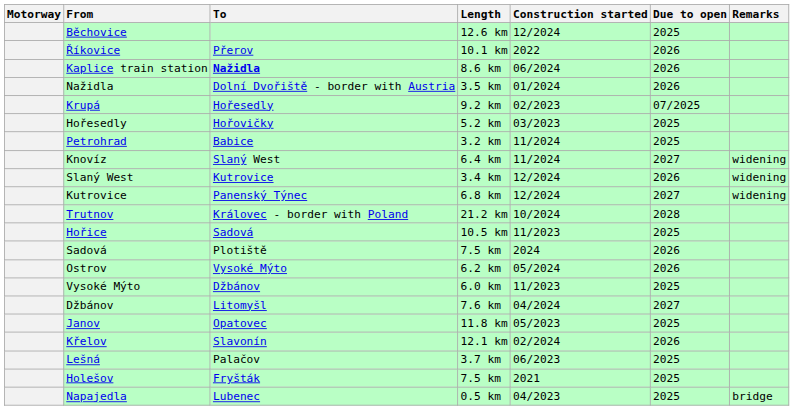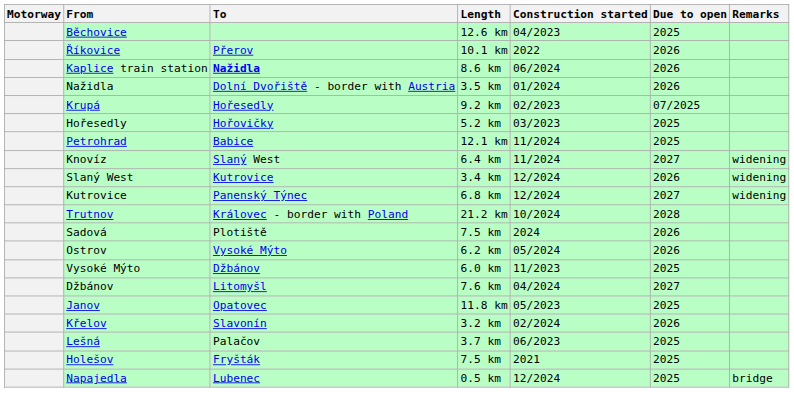(537, 32) 12/2024 -> (537, 32) 04/2023
(481, 141) 3.2 km -> (484, 141) 12.1 km
- row: (86, 232)
(484, 342) 12.1 km -> (481, 323) 3.2 km
(537, 396) 04/2023 -> (537, 378) 12/2024
